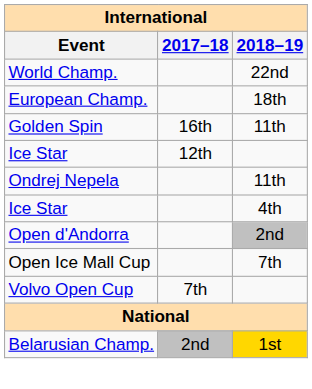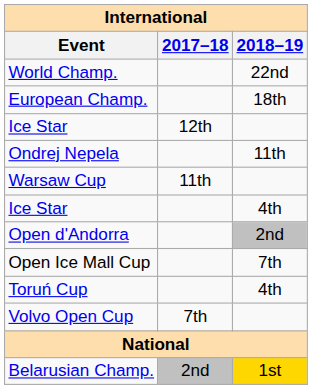- row: (56, 126)
+ row: (57, 180)
+ row: (48, 289)
